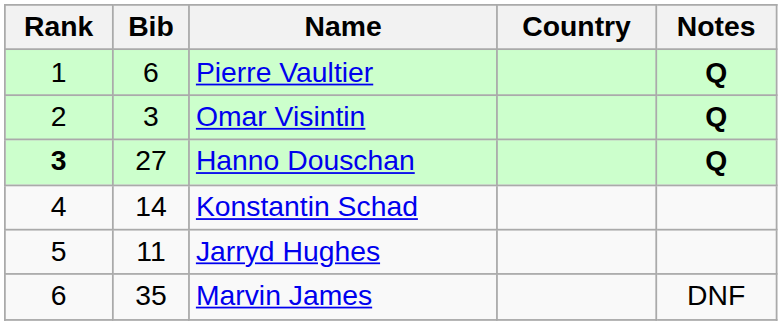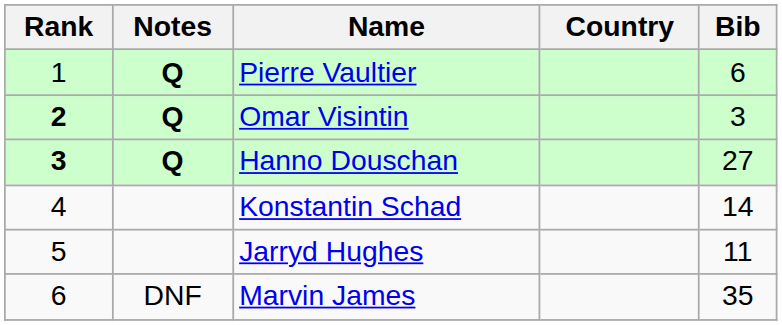columns swapped: (151, 26) <-> (716, 26)
(59, 116) normal -> (59, 116) bold
